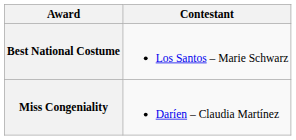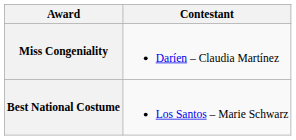rows swapped: (63, 107) <-> (63, 51)
